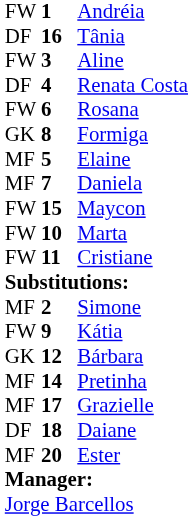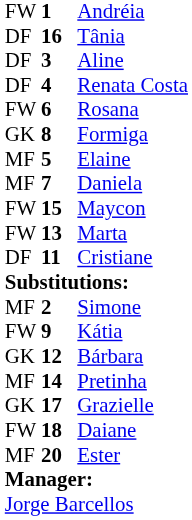(20, 60) FW -> (18, 60) DF
(51, 232) 10 -> (51, 232) 13
(20, 257) FW -> (18, 257) DF
(20, 405) MF -> (20, 405) GK
(18, 430) DF -> (20, 430) FW
